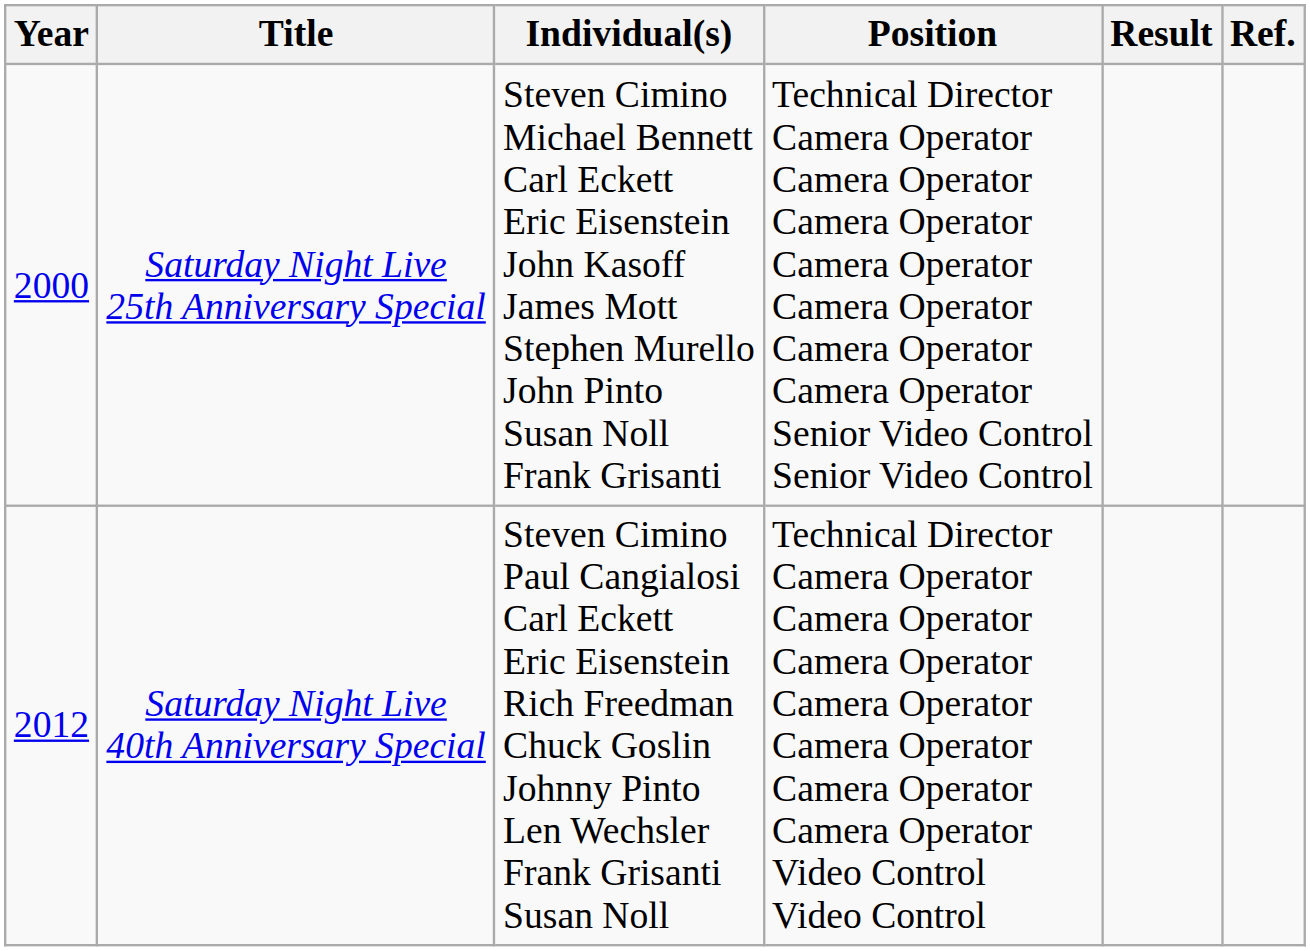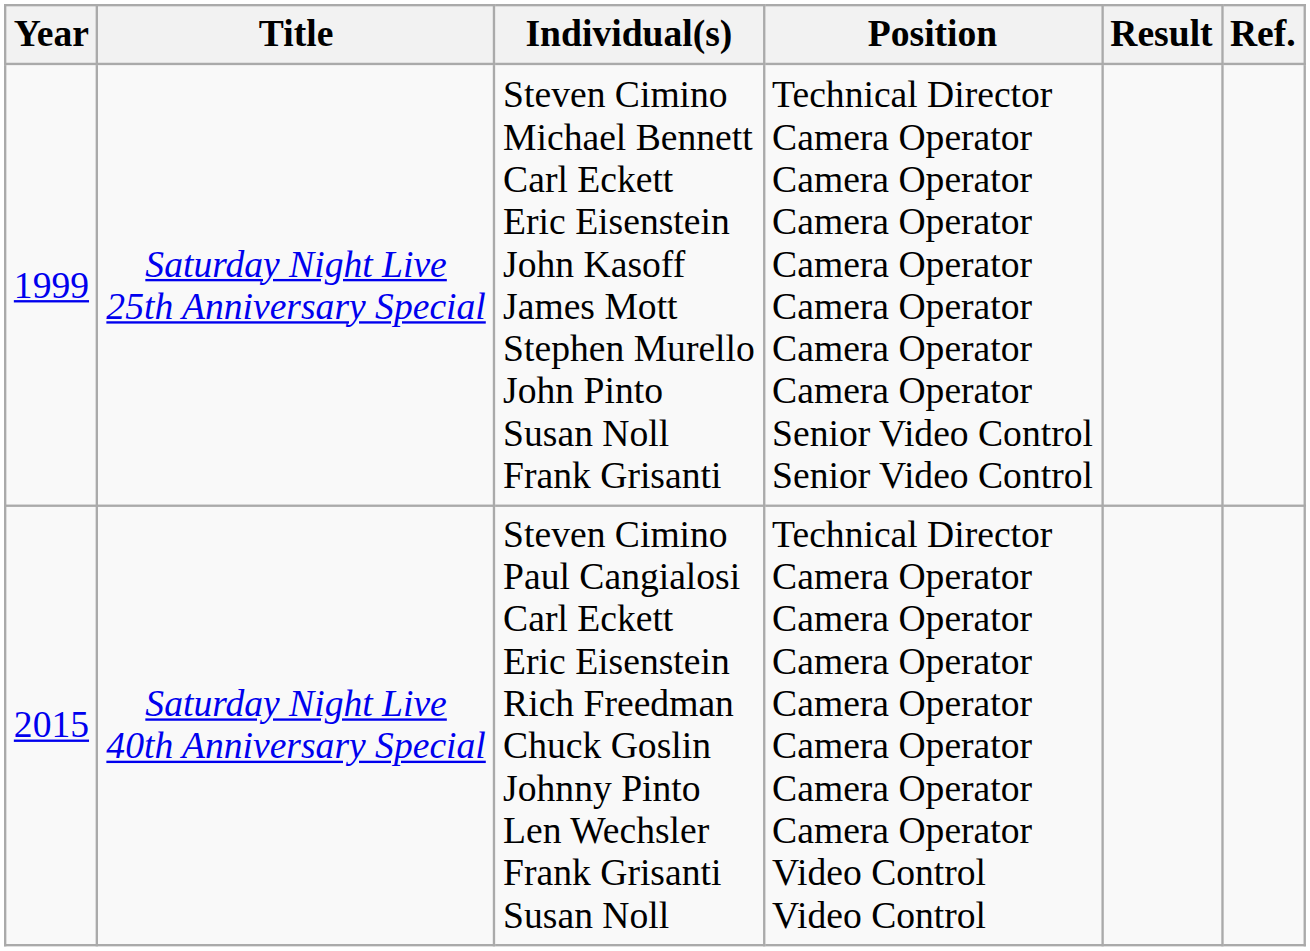(51, 284) 2000 -> (51, 284) 1999
(51, 724) 2012 -> (51, 724) 2015
